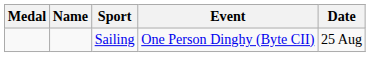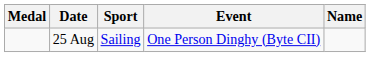columns swapped: (70, 16) <-> (342, 16)
